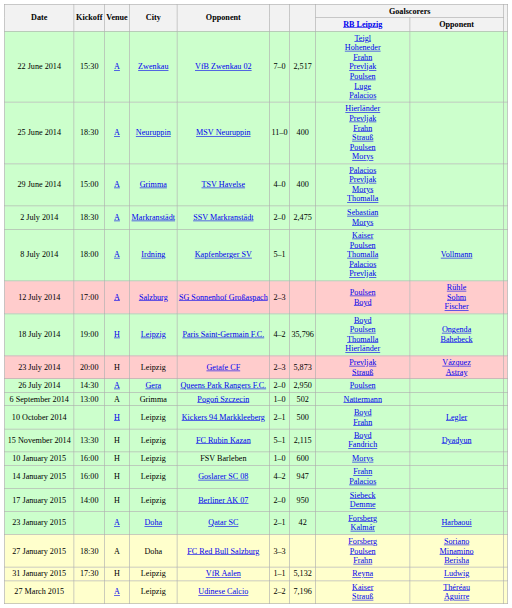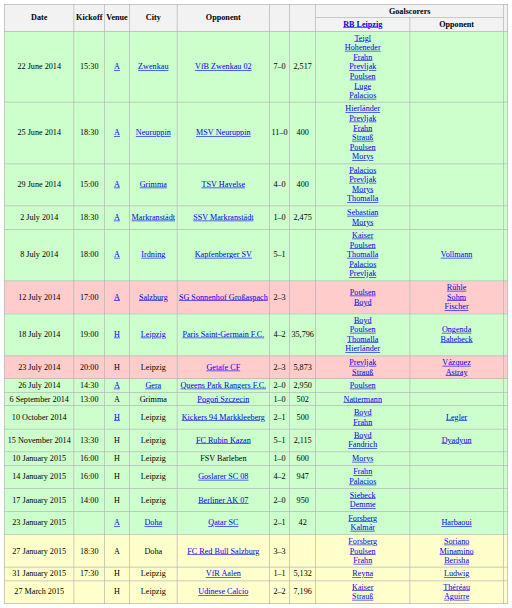(280, 217) 2–0 -> (280, 217) 1–0
(117, 592) A -> (117, 592) H
